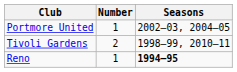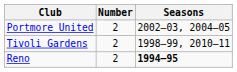(115, 28) 1 -> (115, 28) 2
(115, 59) 1 -> (115, 59) 2
